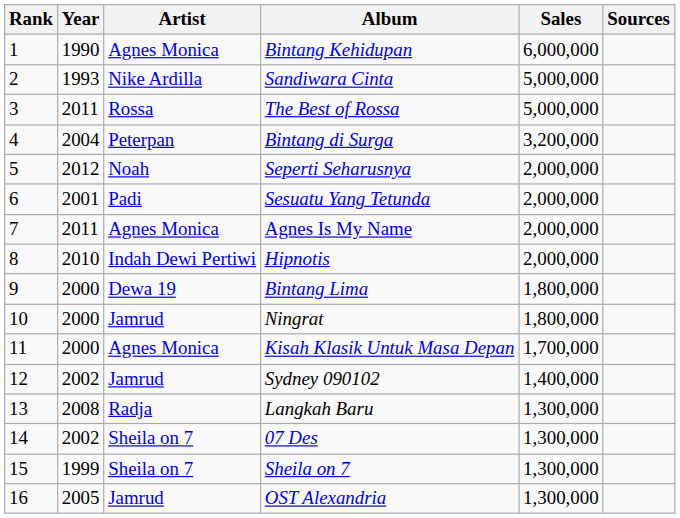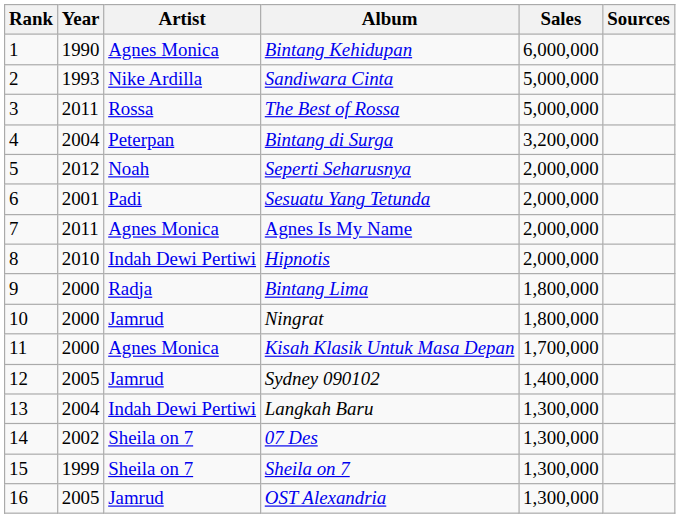(142, 288) Dewa 19 -> (130, 288) Radja
(81, 378) 2002 -> (81, 378) 2005
(81, 408) 2008 -> (81, 408) 2004
(130, 408) Radja -> (182, 408) Indah Dewi Pertiwi
